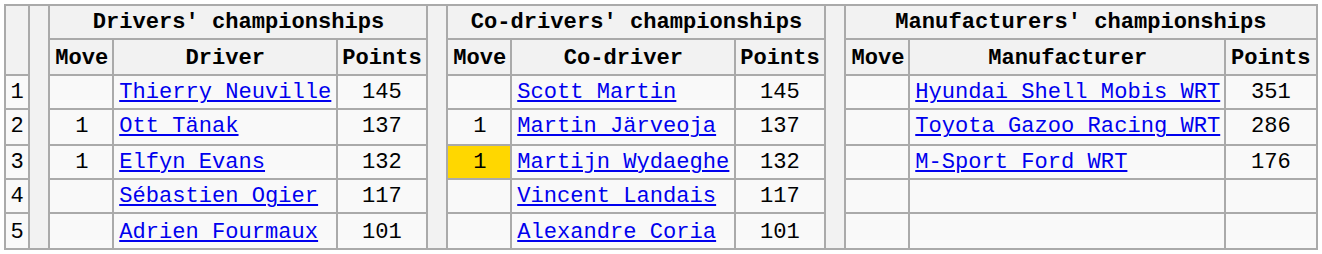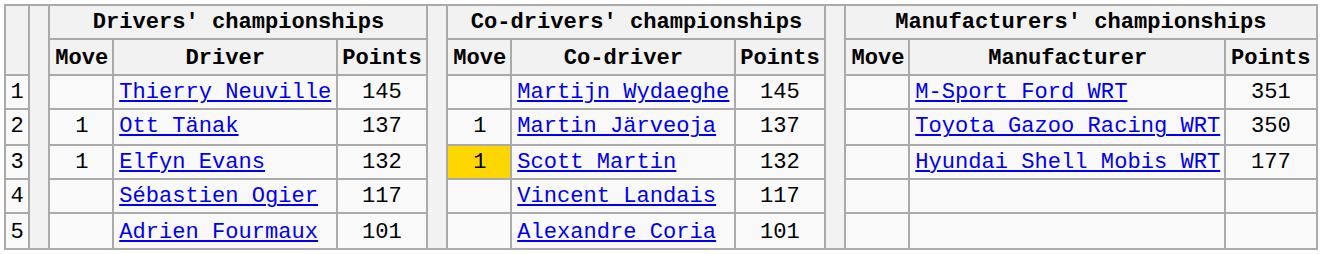(597, 92) Scott Martin -> (623, 92) Martijn Wydaeghe
(1068, 92) Hyundai Shell Mobis WRT -> (1021, 92) M-Sport Ford WRT
(1271, 127) 286 -> (1271, 127) 350
(623, 162) Martijn Wydaeghe -> (597, 162) Scott Martin
(1021, 162) M-Sport Ford WRT -> (1068, 162) Hyundai Shell Mobis WRT
(1271, 162) 176 -> (1271, 162) 177
